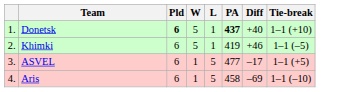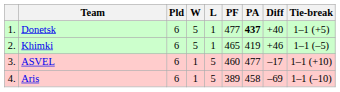+ column: (232, 12)
(177, 29) bold -> (177, 29) normal
(291, 29) 1–1 (+10) -> (311, 29) 1–1 (+5)
(291, 62) 1–1 (+5) -> (311, 62) 1–1 (+10)
